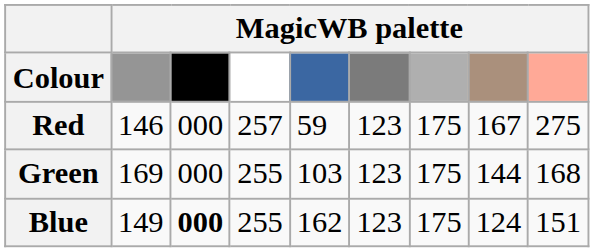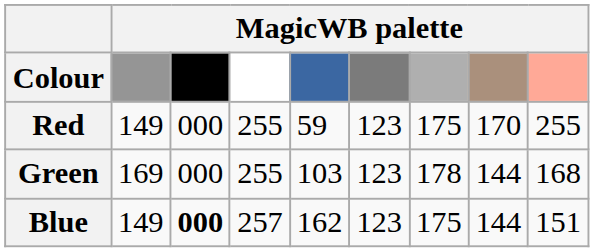(141, 125) 146 -> (141, 125) 149
(260, 125) 257 -> (260, 125) 255
(498, 125) 167 -> (498, 125) 170
(558, 125) 275 -> (558, 125) 255
(439, 173) 175 -> (439, 173) 178
(260, 221) 255 -> (260, 221) 257
(498, 221) 124 -> (498, 221) 144
